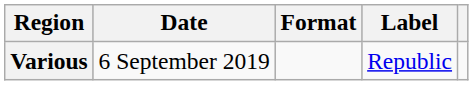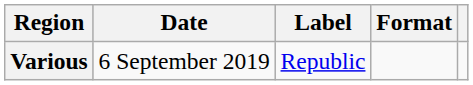columns swapped: (318, 23) <-> (410, 23)
